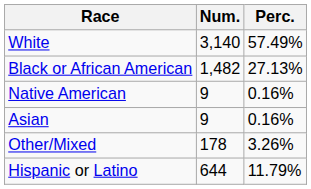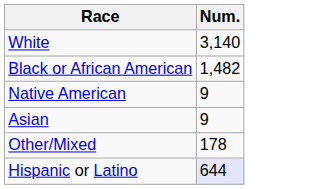- column: (275, 17)
(213, 171) no background -> (213, 171) lavender background
